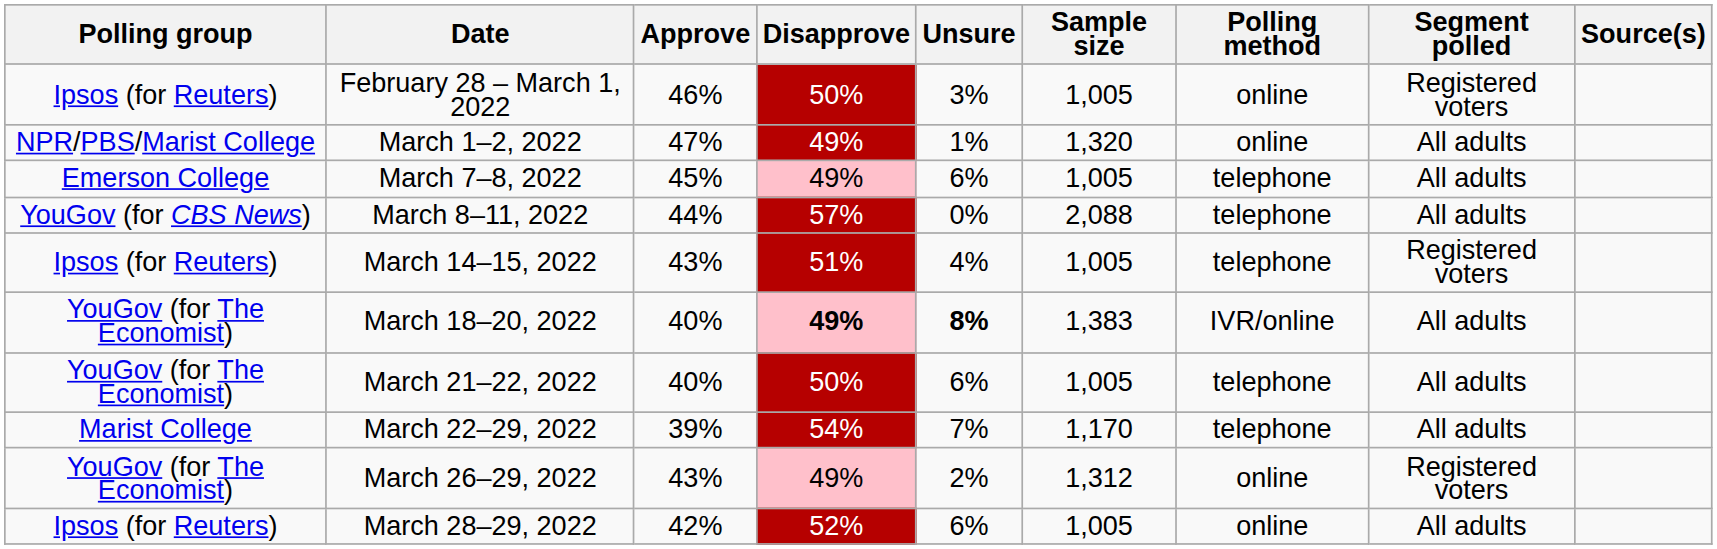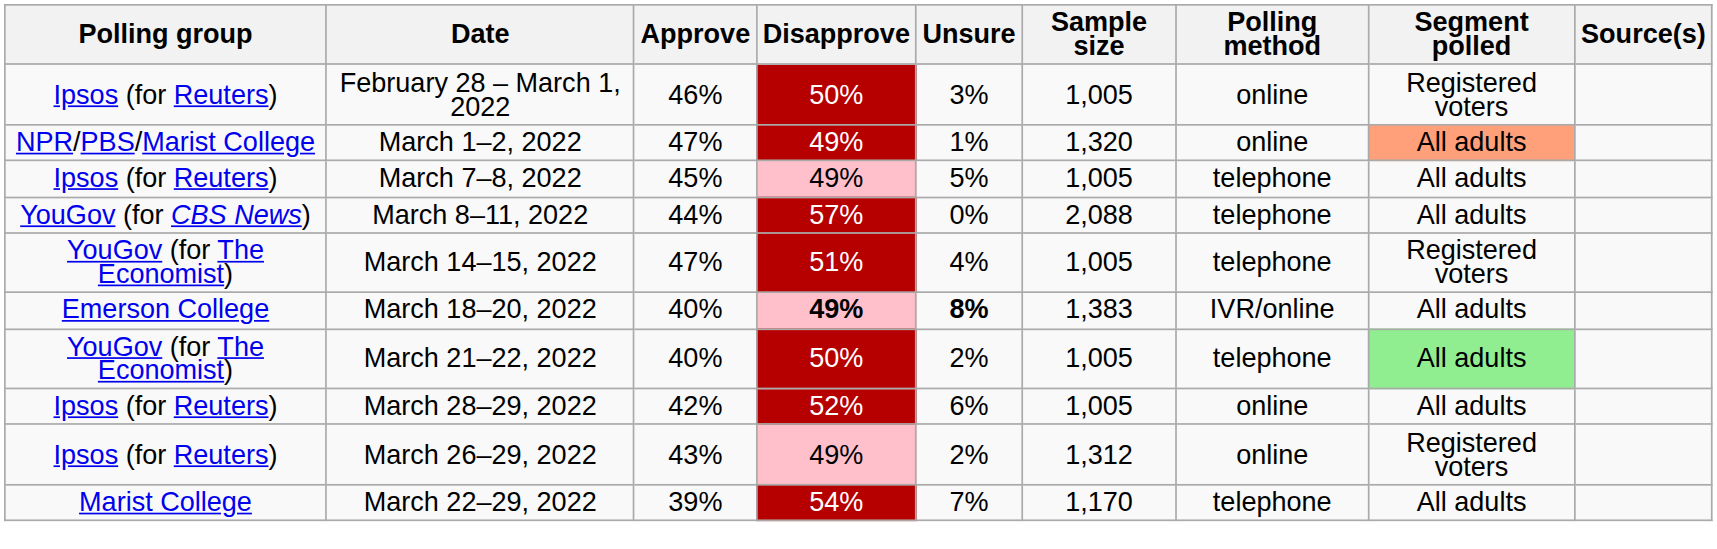(1472, 142) no background -> (1472, 142) lightsalmon background
(165, 178) Emerson College -> (166, 178) Ipsos (for Reuters)
(969, 178) 6% -> (969, 178) 5%
(166, 262) Ipsos (for Reuters) -> (166, 262) YouGov (for The Economist)
(695, 262) 43% -> (695, 262) 47%
(166, 322) YouGov (for The Economist) -> (165, 310) Emerson College
(969, 381) 6% -> (969, 358) 2%
(1472, 381) no background -> (1472, 358) lightgreen background
rows swapped: (480, 429) <-> (480, 525)
(166, 477) YouGov (for The Economist) -> (166, 454) Ipsos (for Reuters)
